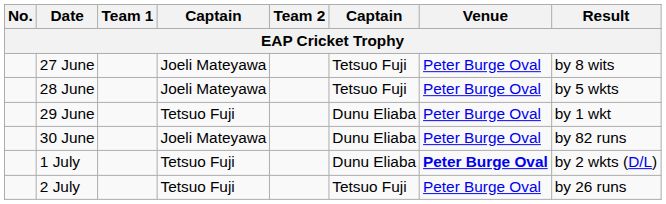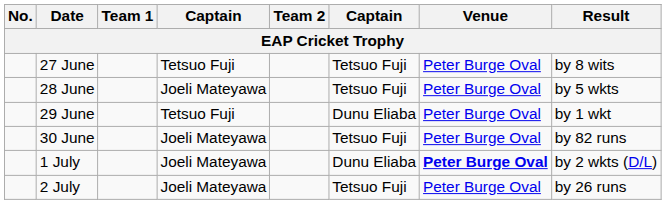(213, 65) Joeli Mateyawa -> (198, 65) Tetsuo Fuji
(374, 138) Dunu Eliaba -> (369, 138) Tetsuo Fuji
(198, 162) Tetsuo Fuji -> (213, 162) Joeli Mateyawa
(198, 187) Tetsuo Fuji -> (213, 187) Joeli Mateyawa
